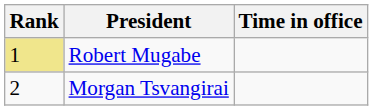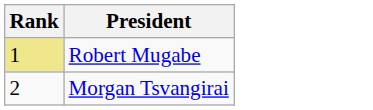- column: (301, 21)
